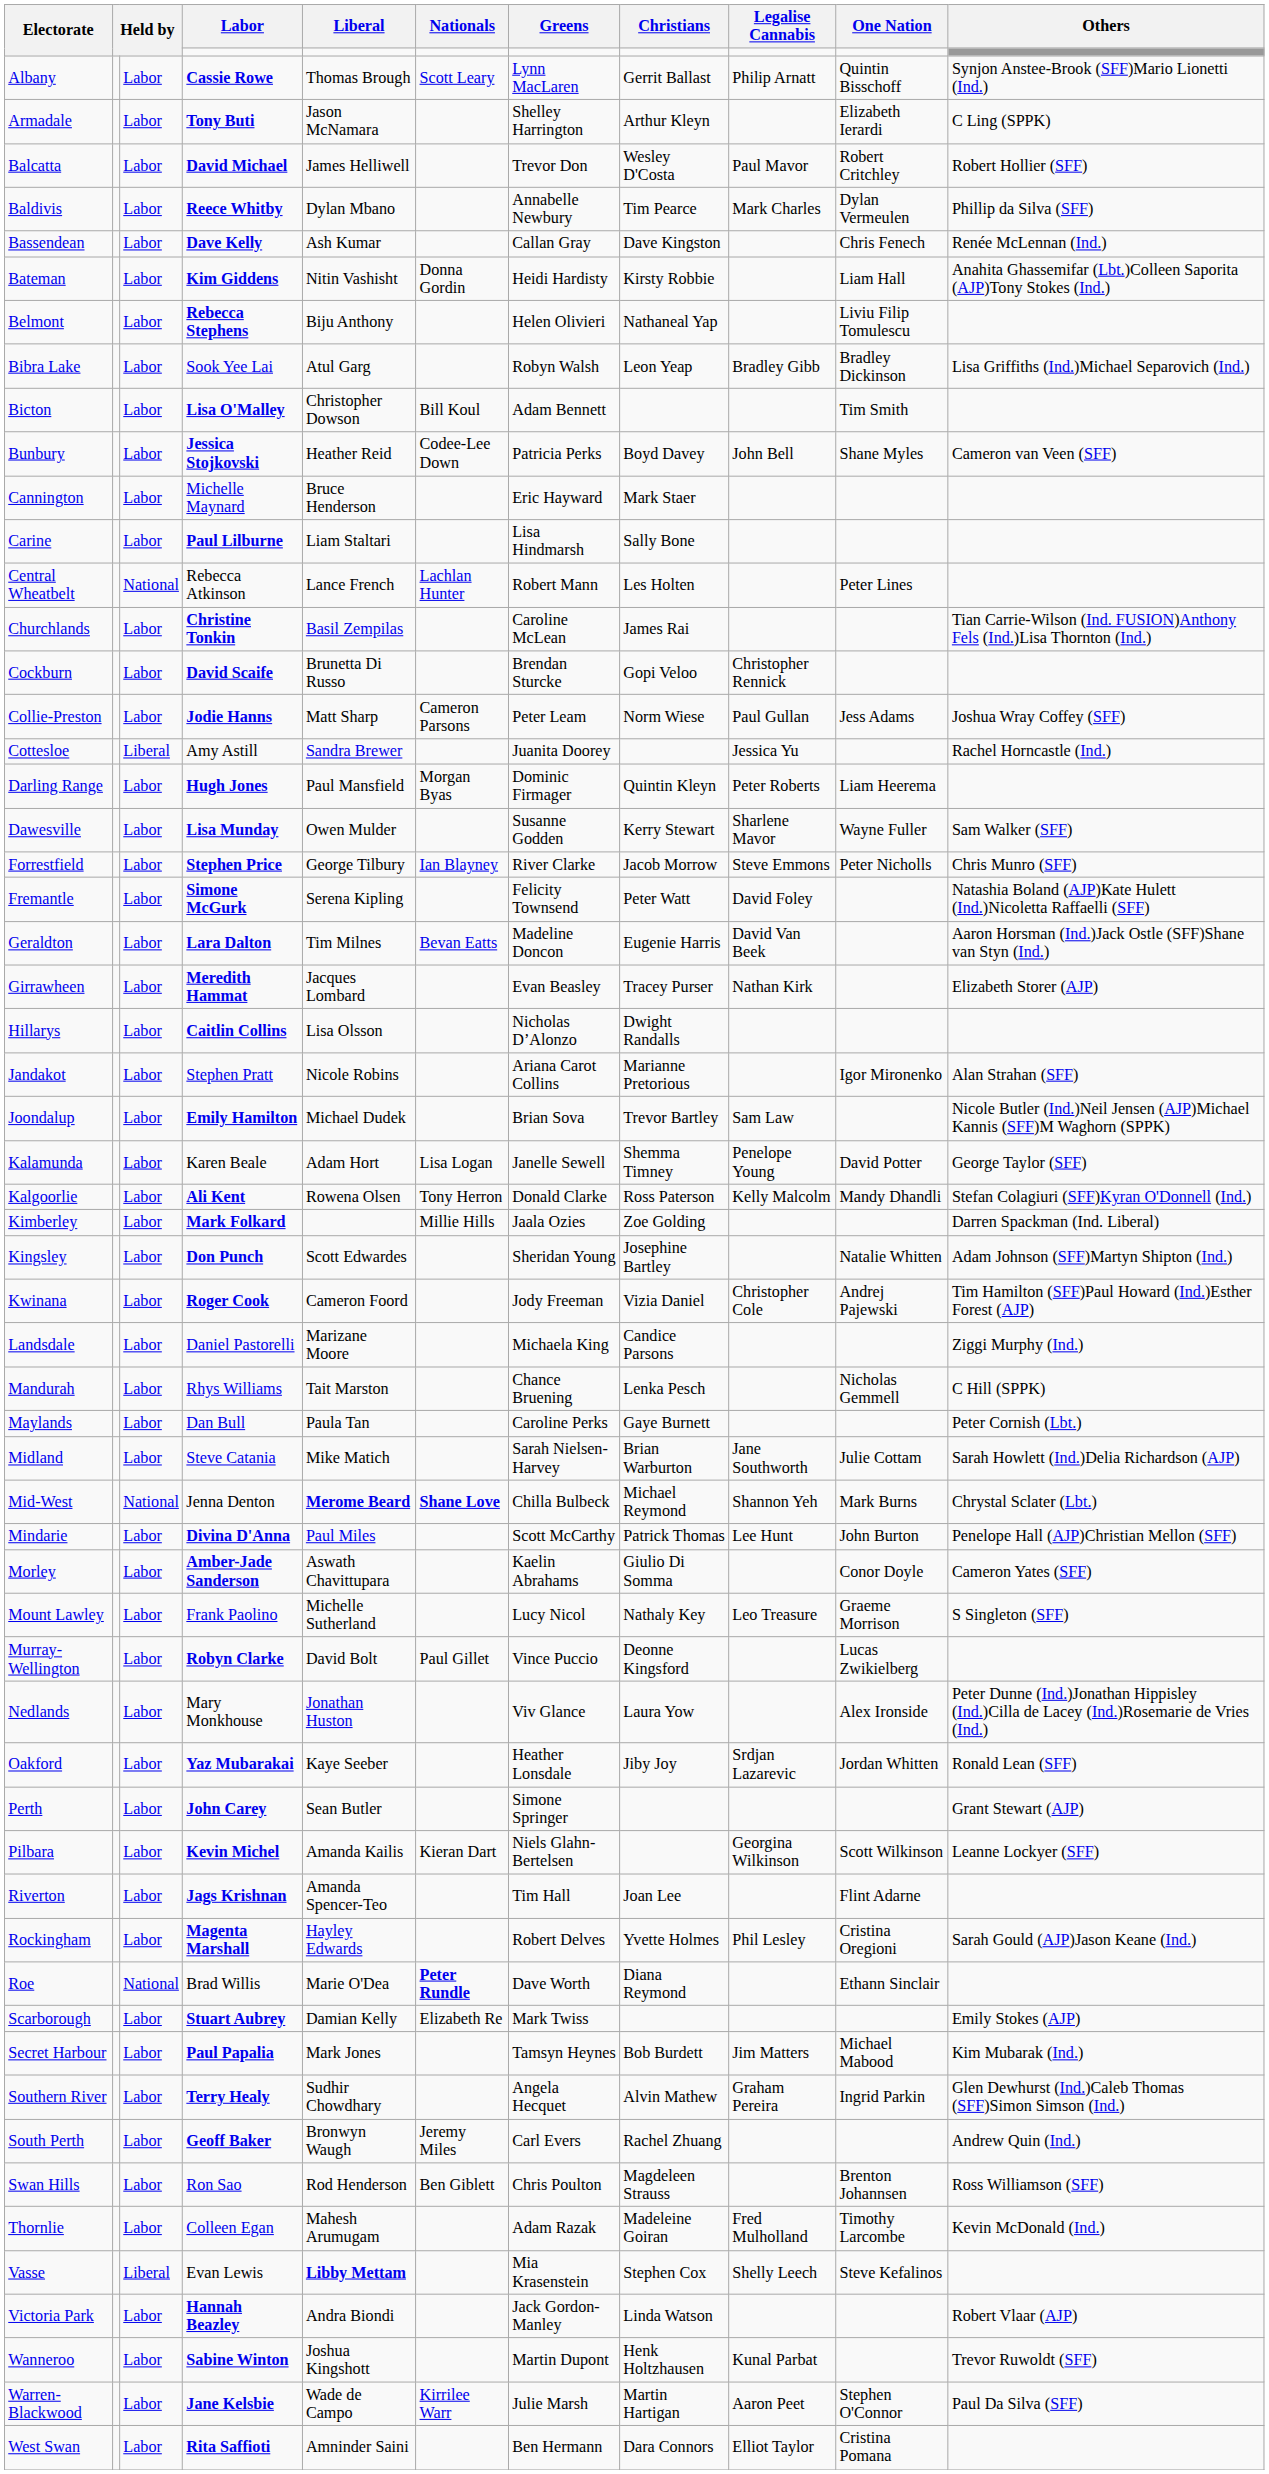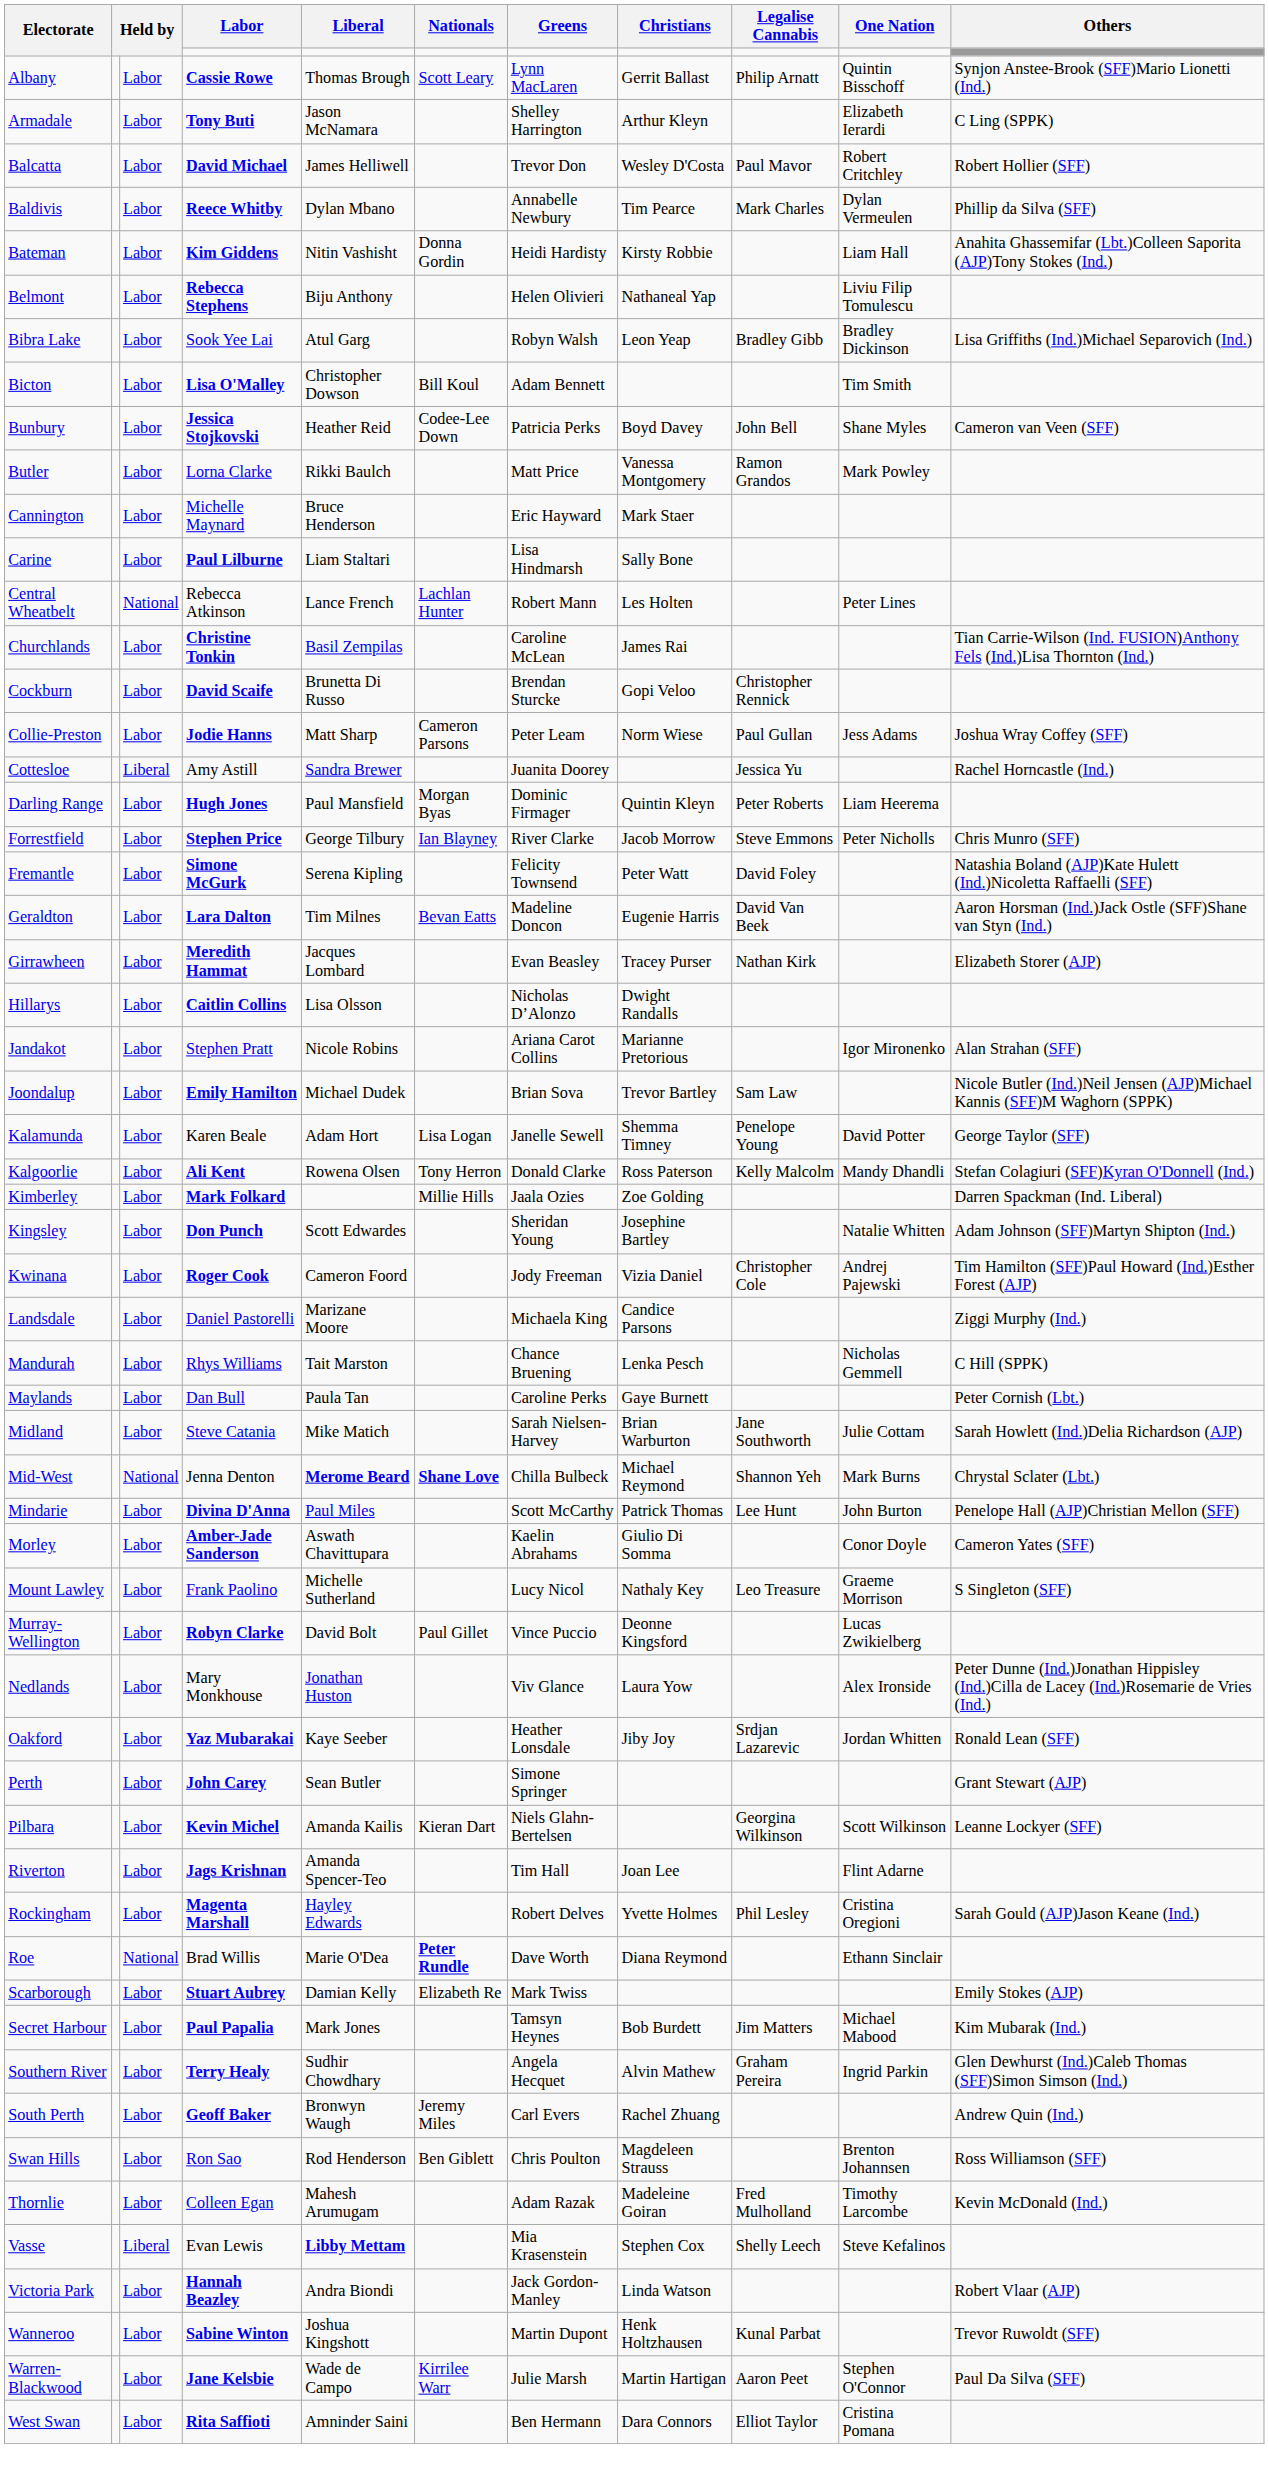- row: (46, 243)
+ row: (28, 471)
- row: (45, 829)
